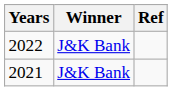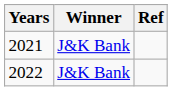rows swapped: (26, 72) <-> (26, 45)
